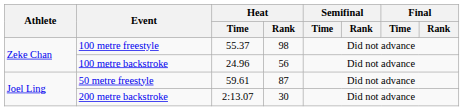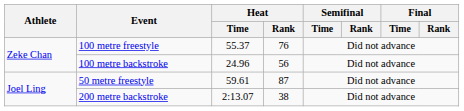(284, 46) 98 -> (284, 46) 76
(284, 98) 30 -> (284, 98) 38
